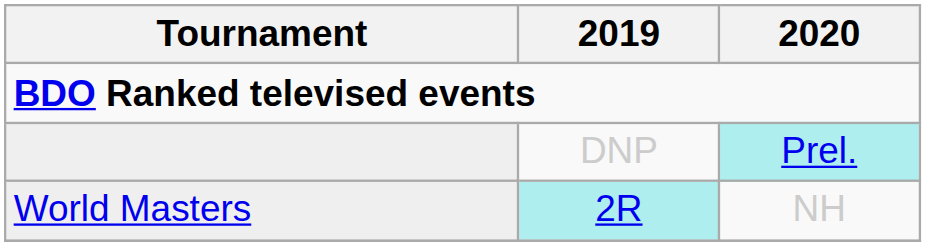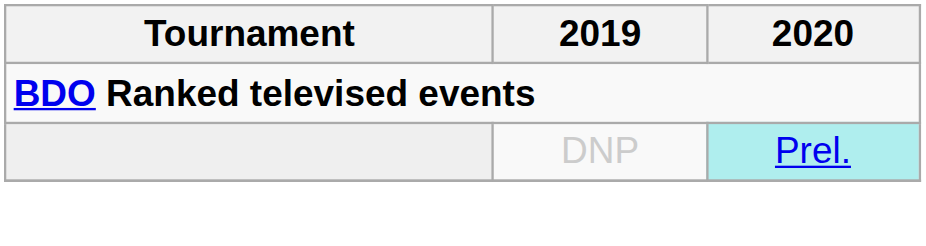- row: (132, 209)
